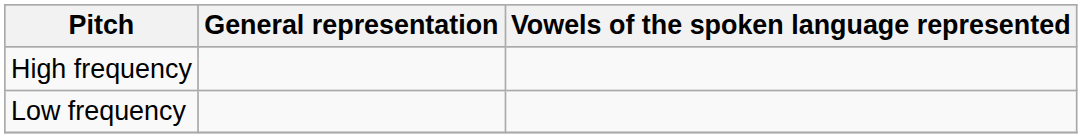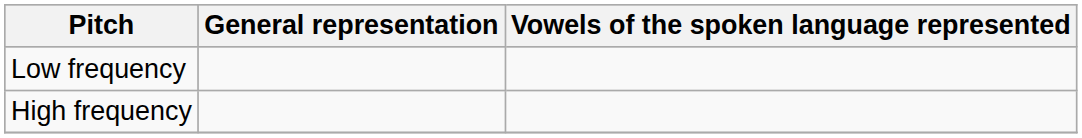rows swapped: (101, 68) <-> (98, 111)
